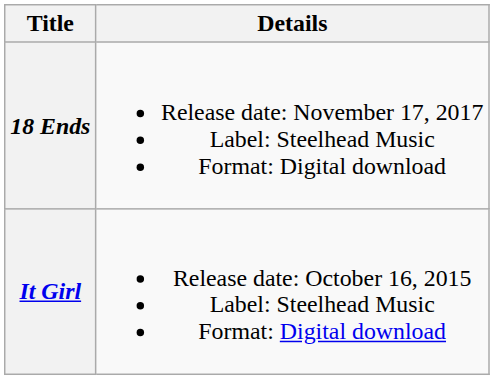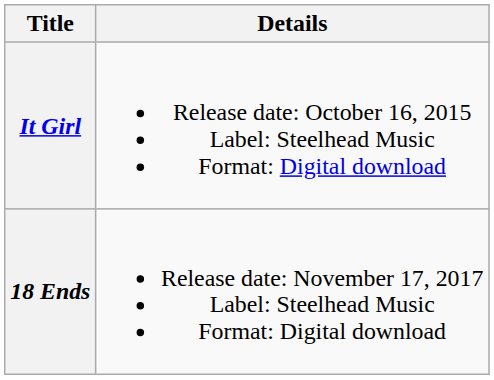rows swapped: (50, 291) <-> (50, 125)
